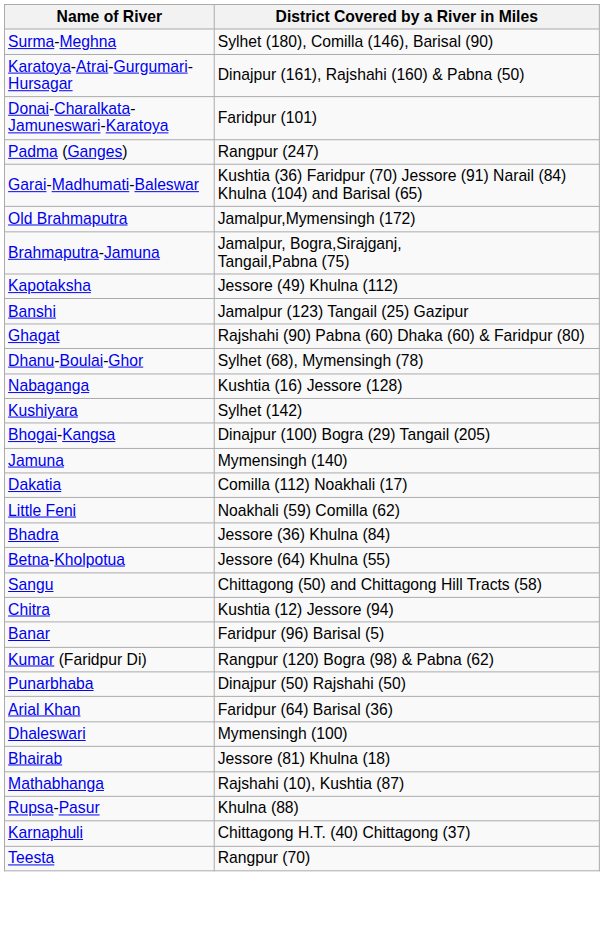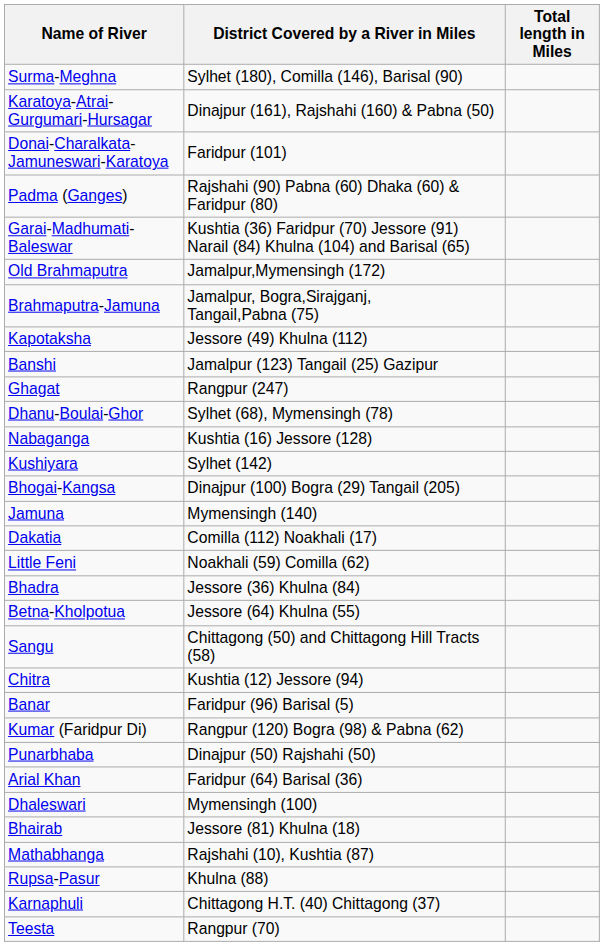+ column: (552, 34)
(268, 151) Rangpur (247) -> (323, 195) Rajshahi (90) Pabna (60) Dhaka (60) & Faridpur (80)
(401, 336) Rajshahi (90) Pabna (60) Dhaka (60) & Faridpur (80) -> (238, 389) Rangpur (247)
